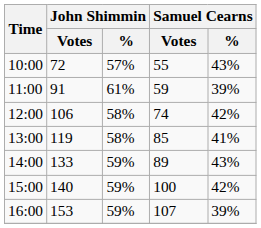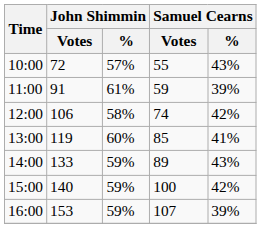(120, 138) 58% -> (120, 138) 60%
